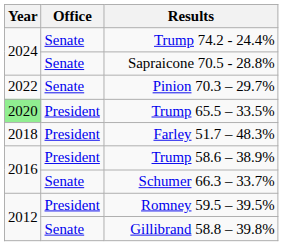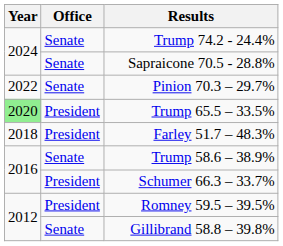(72, 157) President -> (64, 157) Senate
(64, 181) Senate -> (72, 181) President
